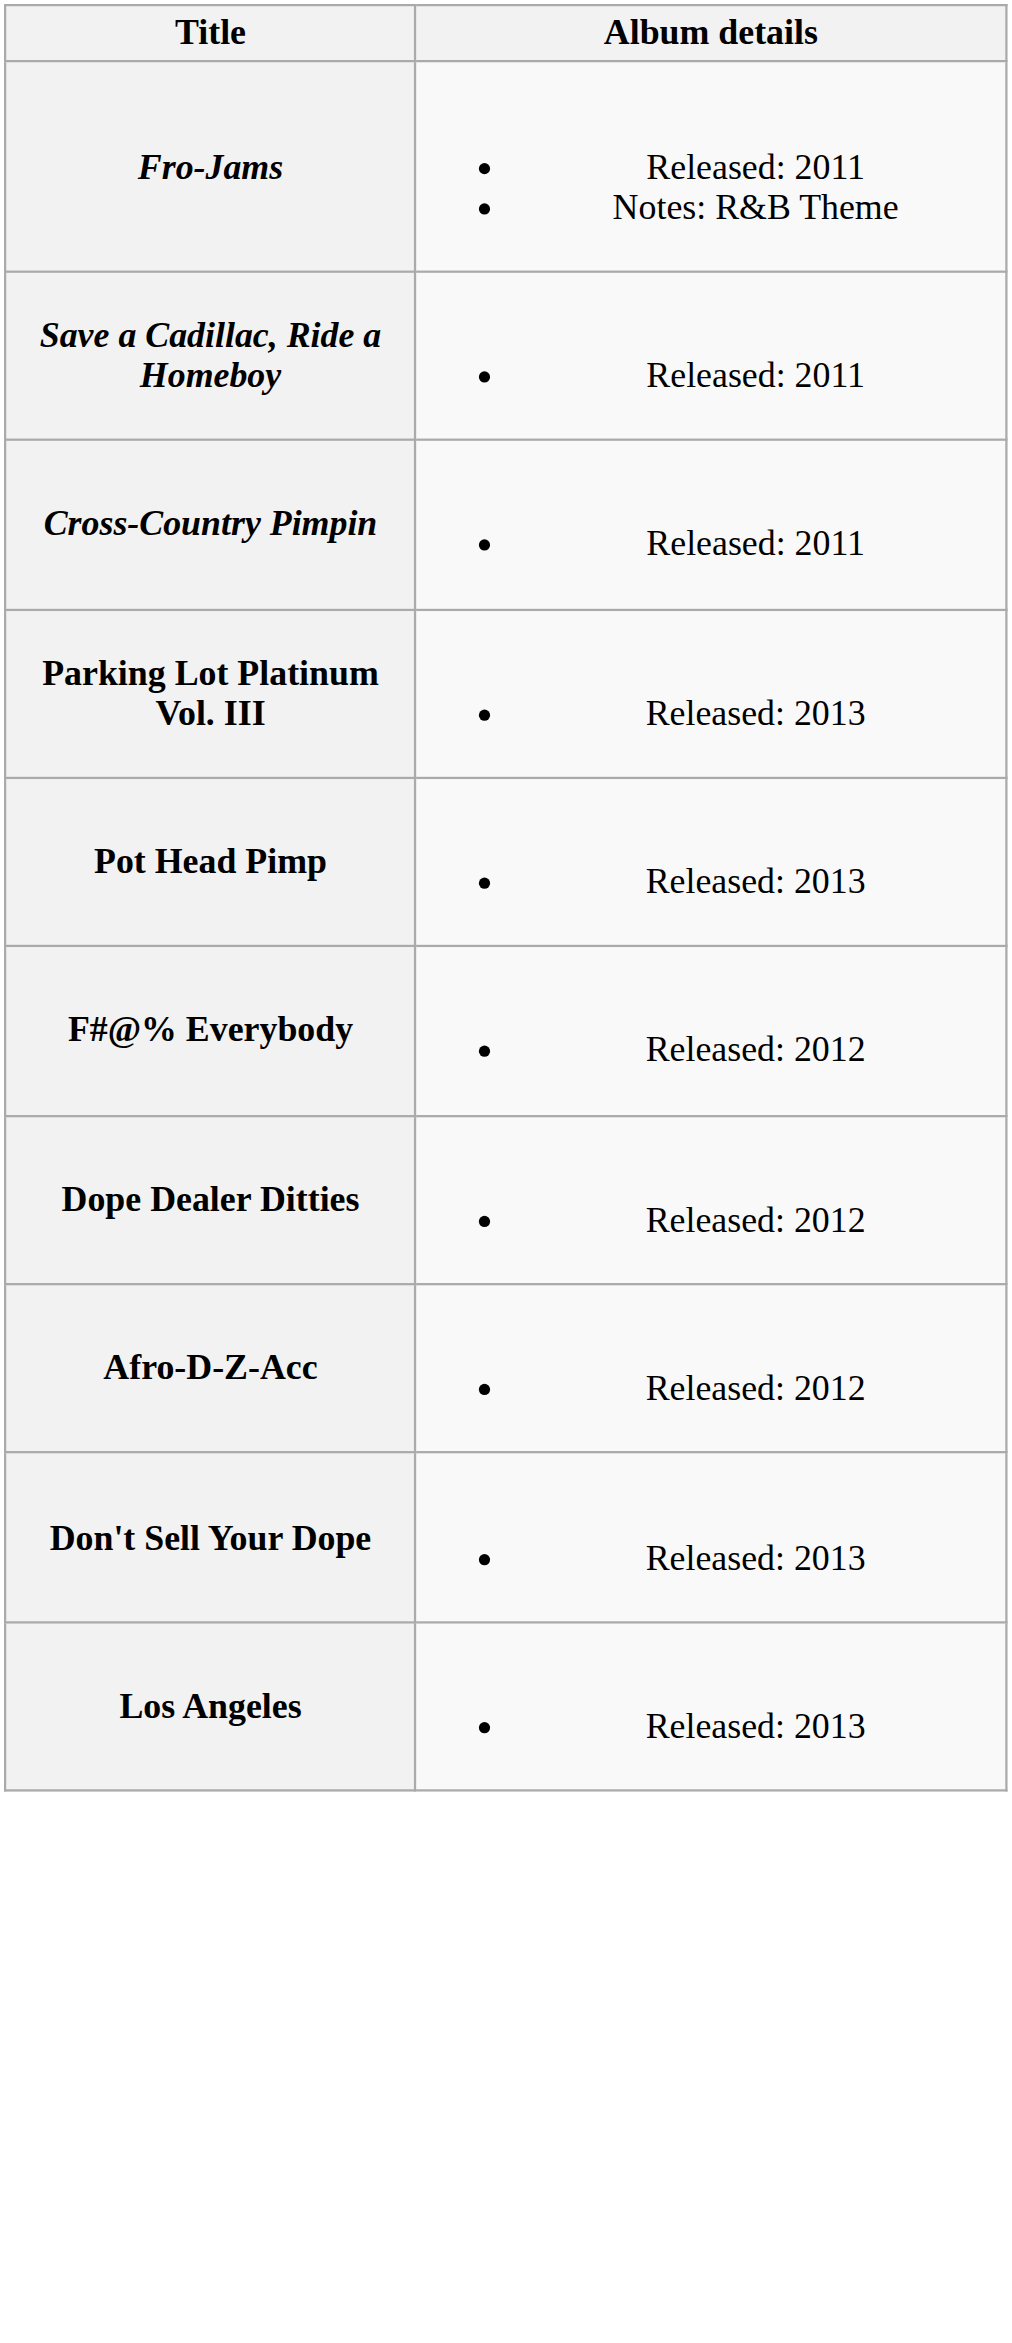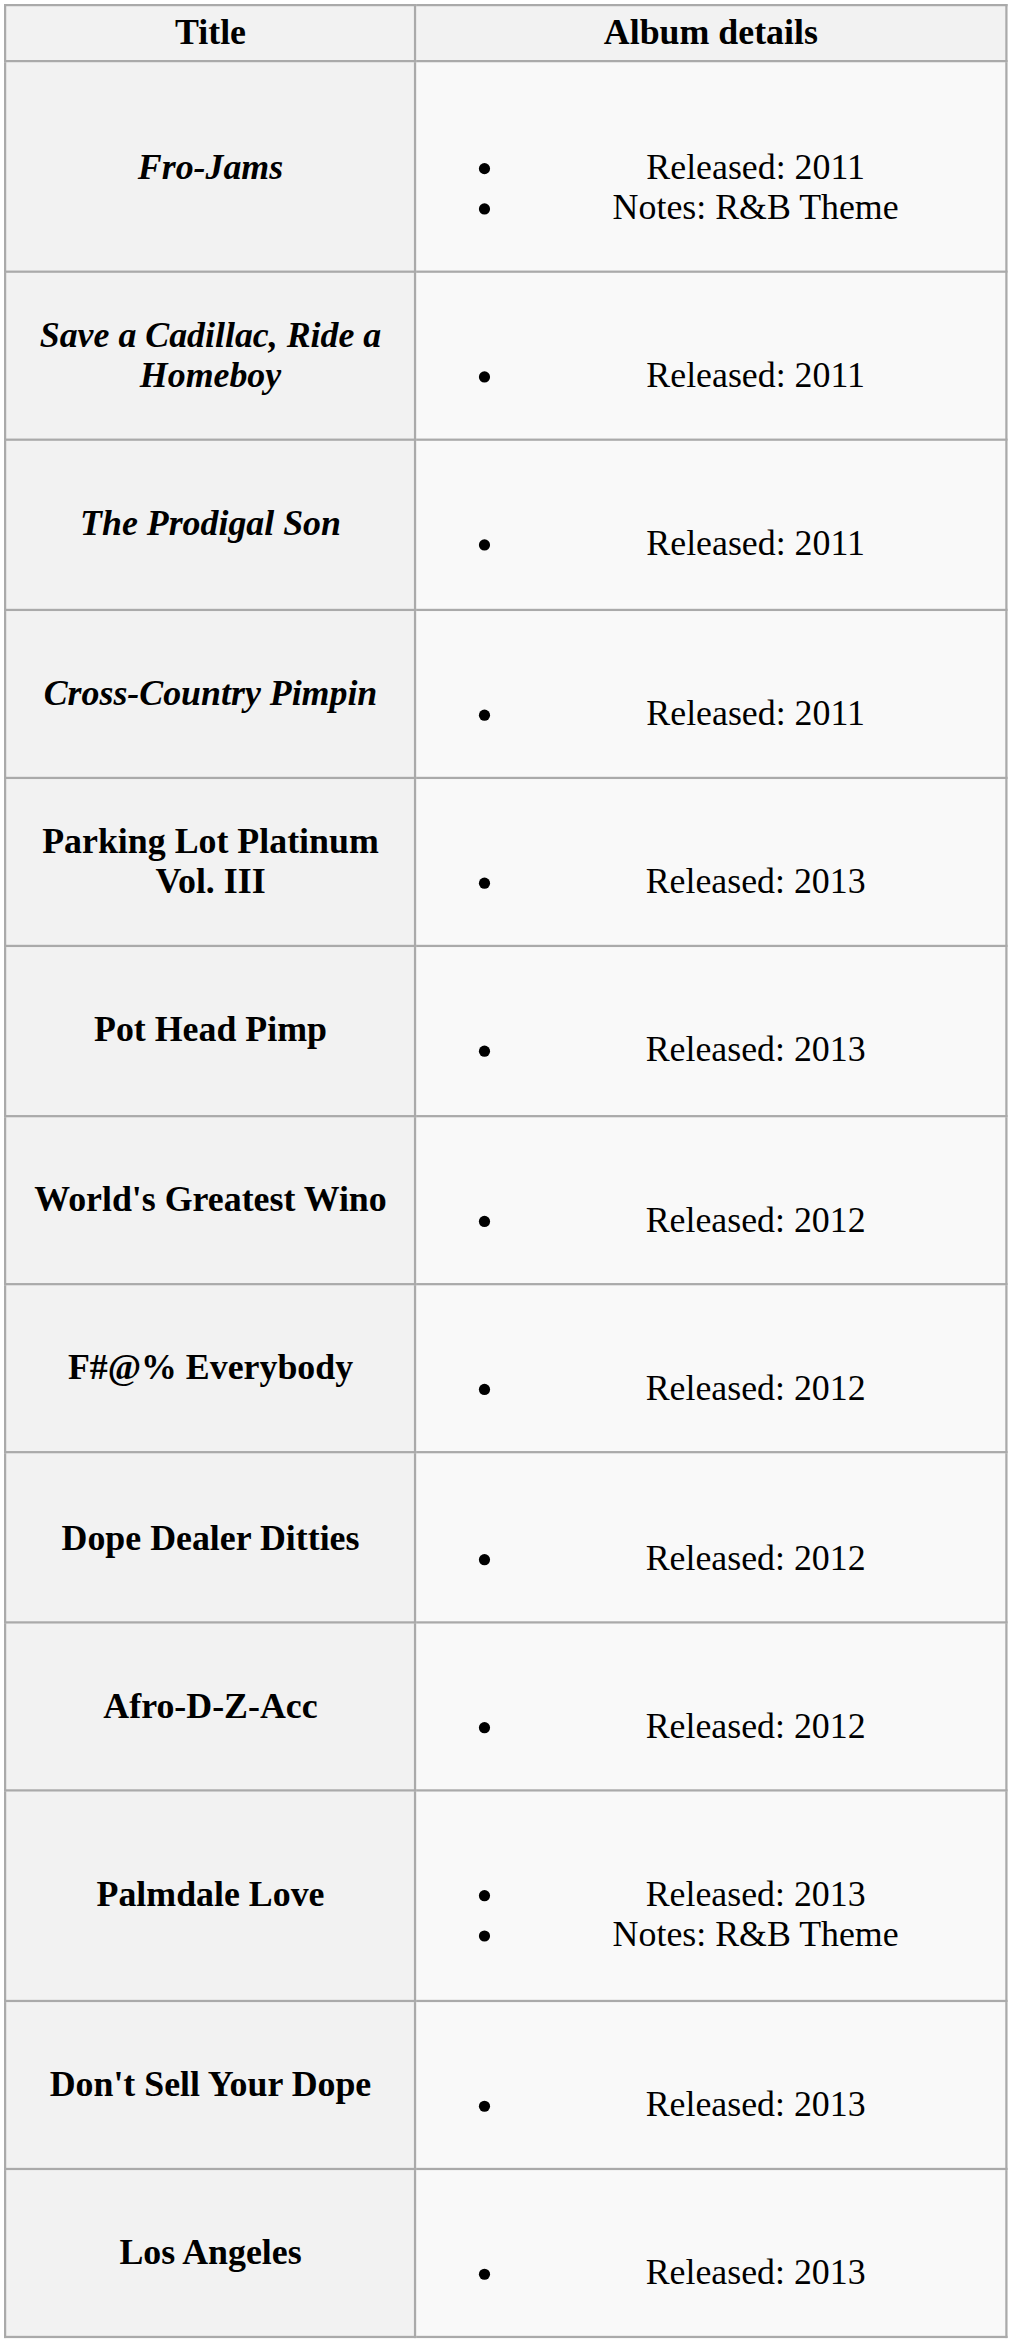+ row: (211, 523)
+ row: (211, 1199)
+ row: (210, 1894)
